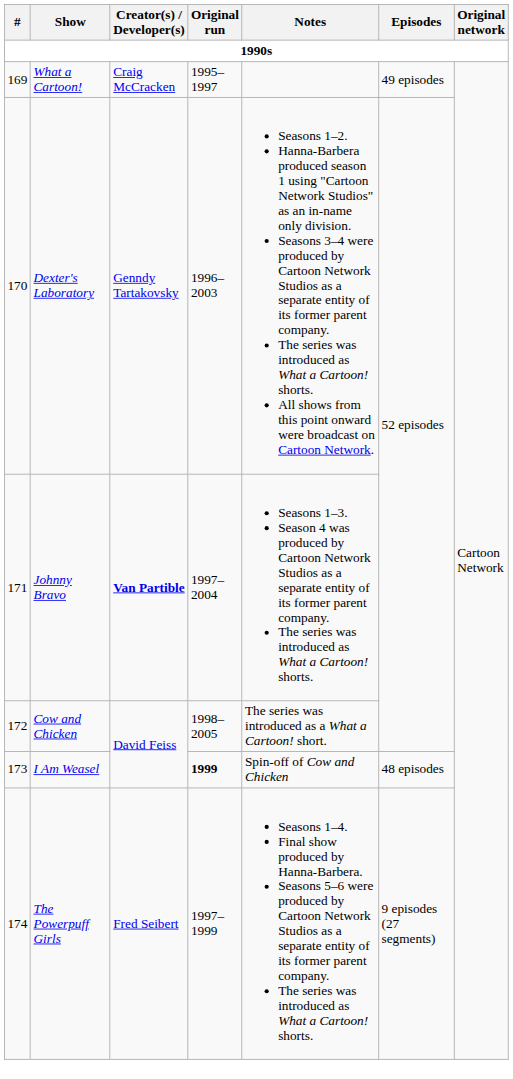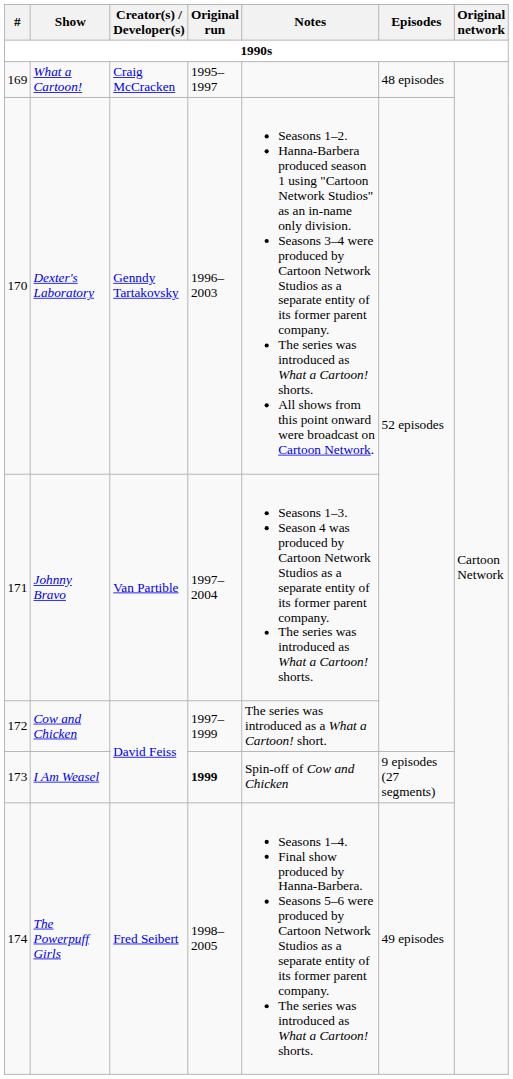(413, 79) 49 episodes -> (413, 79) 48 episodes
(149, 587) bold -> (146, 587) normal
(207, 726) 1998–2005 -> (207, 726) 1997–1999
(413, 769) 48 episodes -> (409, 777) 9 episodes (27 segments)
(207, 923) 1997–1999 -> (207, 938) 1998–2005
(409, 923) 9 episodes (27 segments) -> (413, 938) 49 episodes
